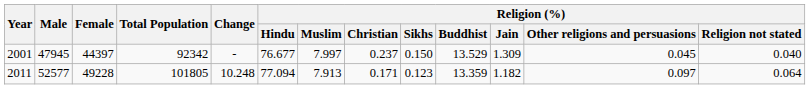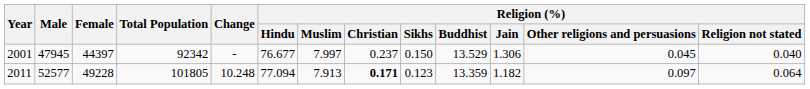(507, 53) 1.309 -> (507, 53) 1.306
(384, 73) normal -> (384, 73) bold
